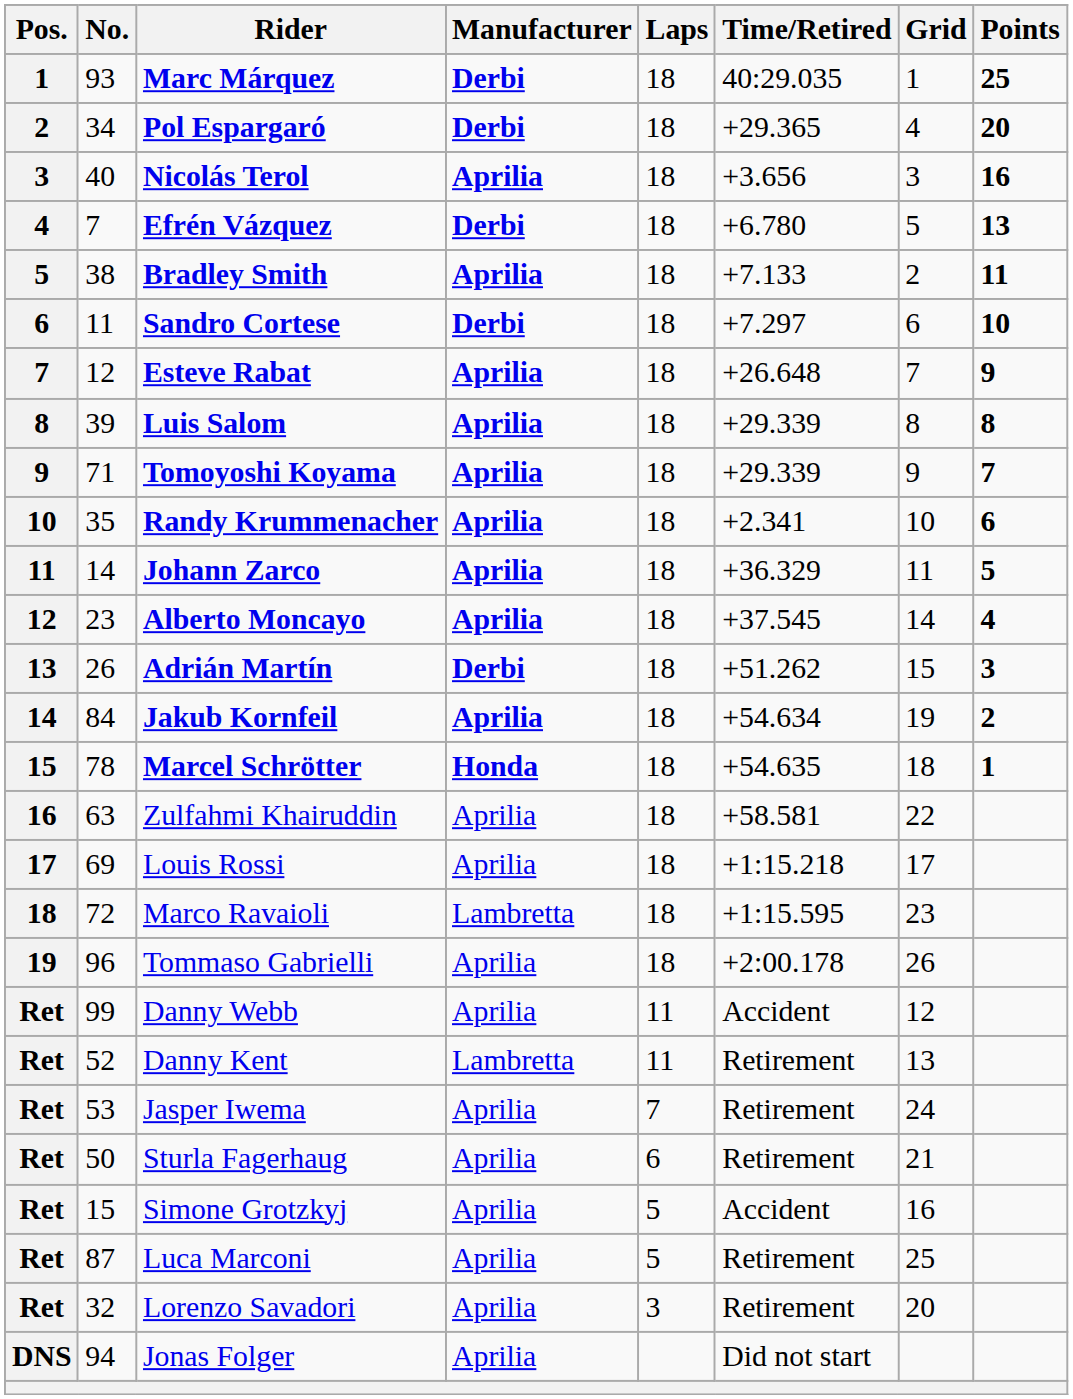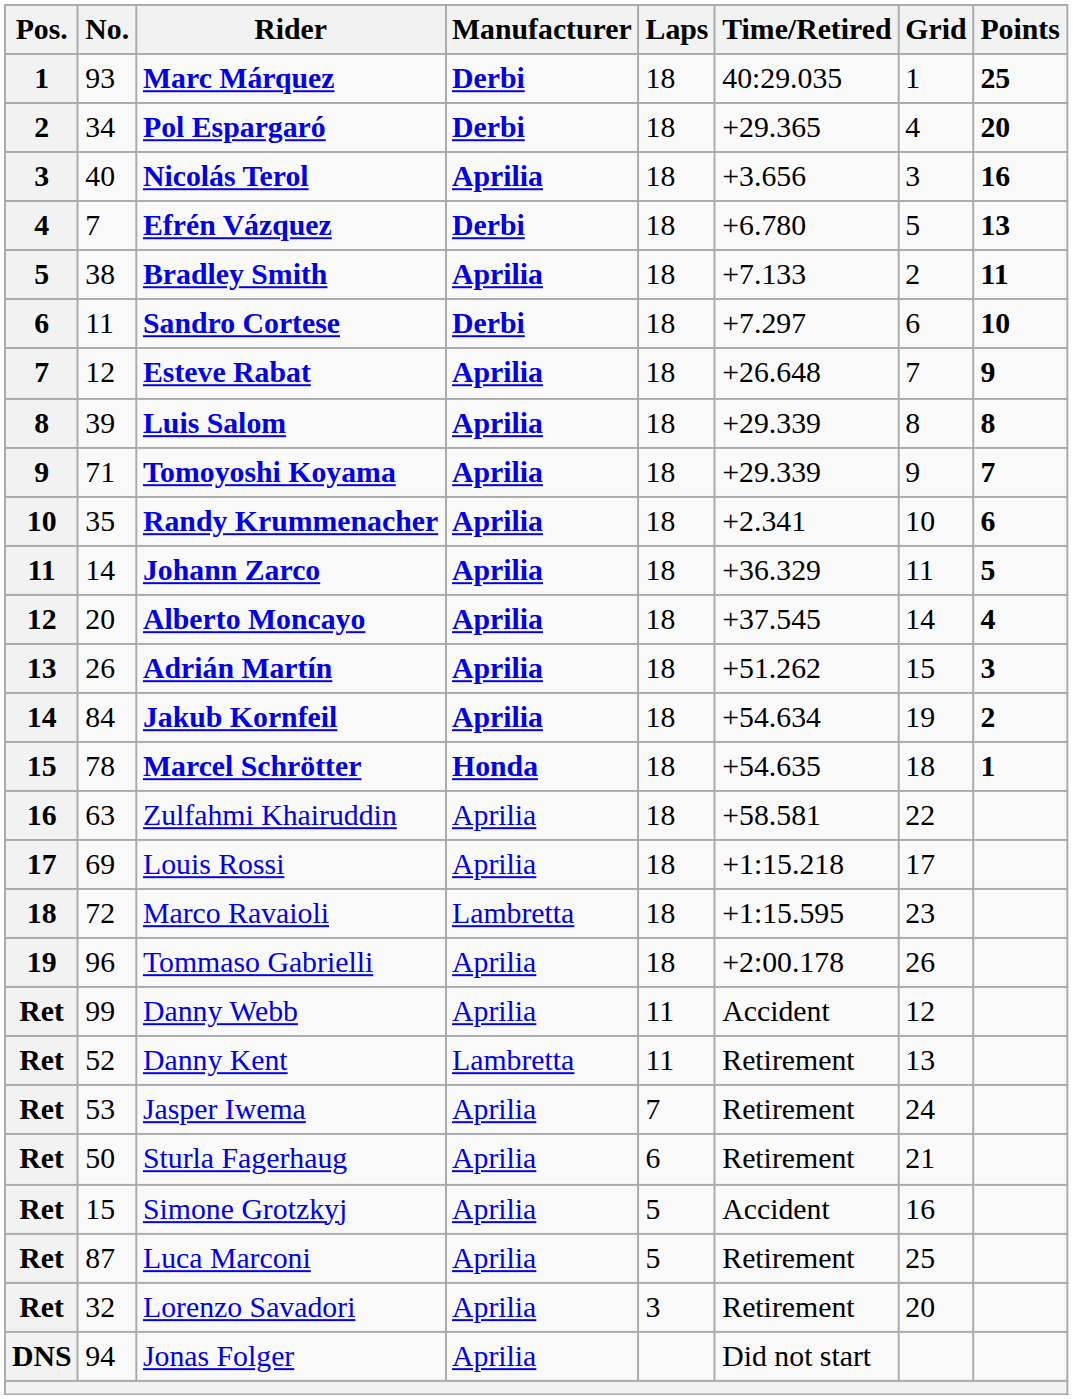(100, 618) 23 -> (100, 618) 20
(488, 667) Derbi -> (498, 667) Aprilia
